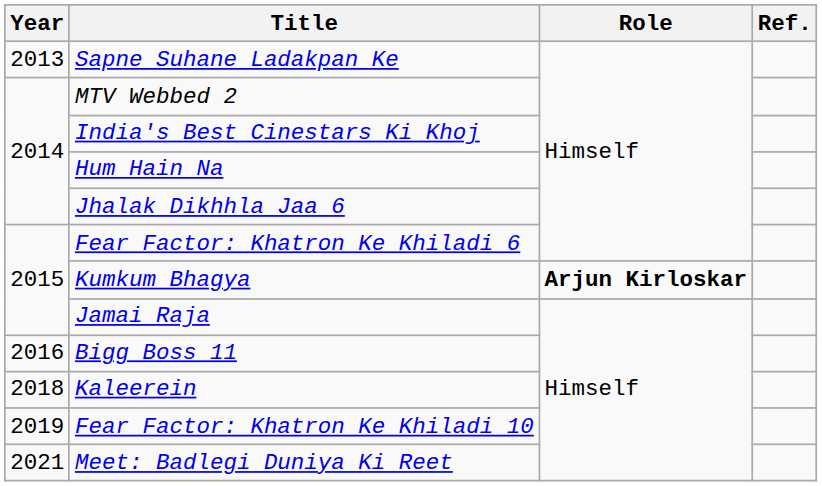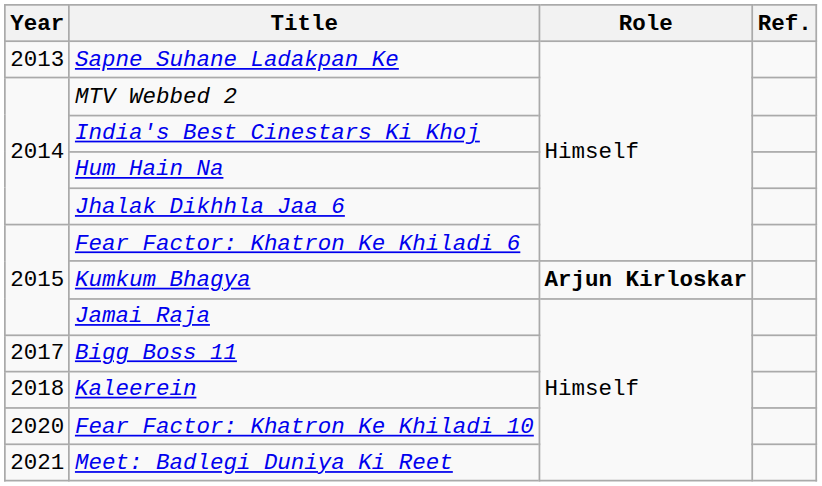(37, 353) 2016 -> (37, 353) 2017
(37, 426) 2019 -> (37, 426) 2020
